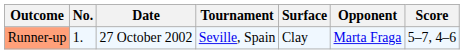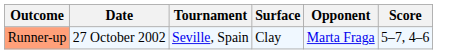- column: (83, 15)
